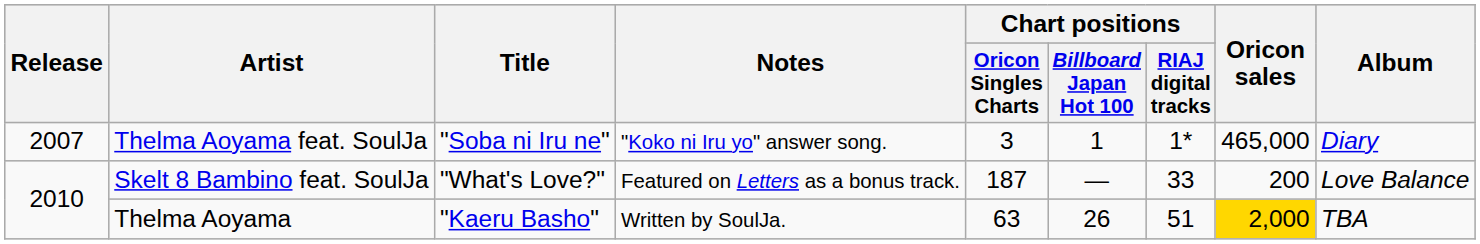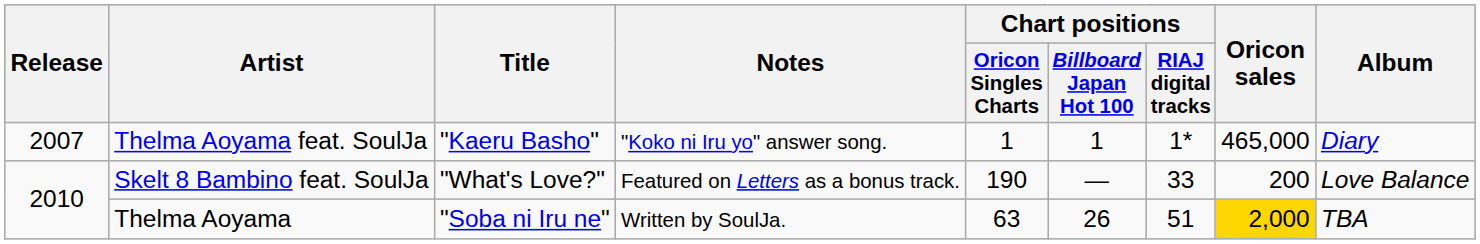(525, 141) "Soba ni Iru ne" -> (519, 141) "Kaeru Basho"
(1007, 141) 3 -> (1007, 141) 1
(1007, 180) 187 -> (1007, 180) 190
(519, 218) "Kaeru Basho" -> (525, 218) "Soba ni Iru ne"
